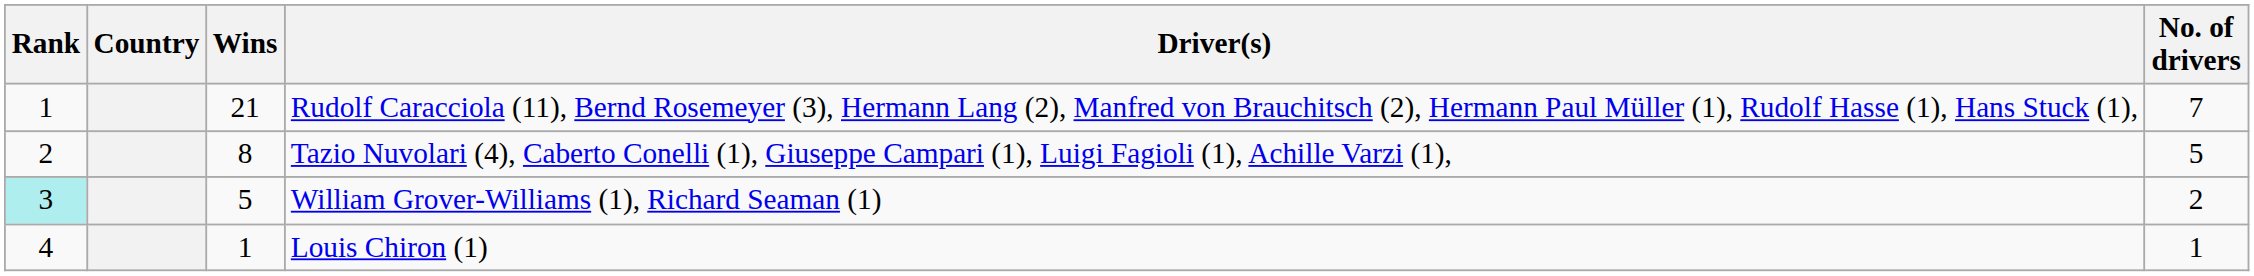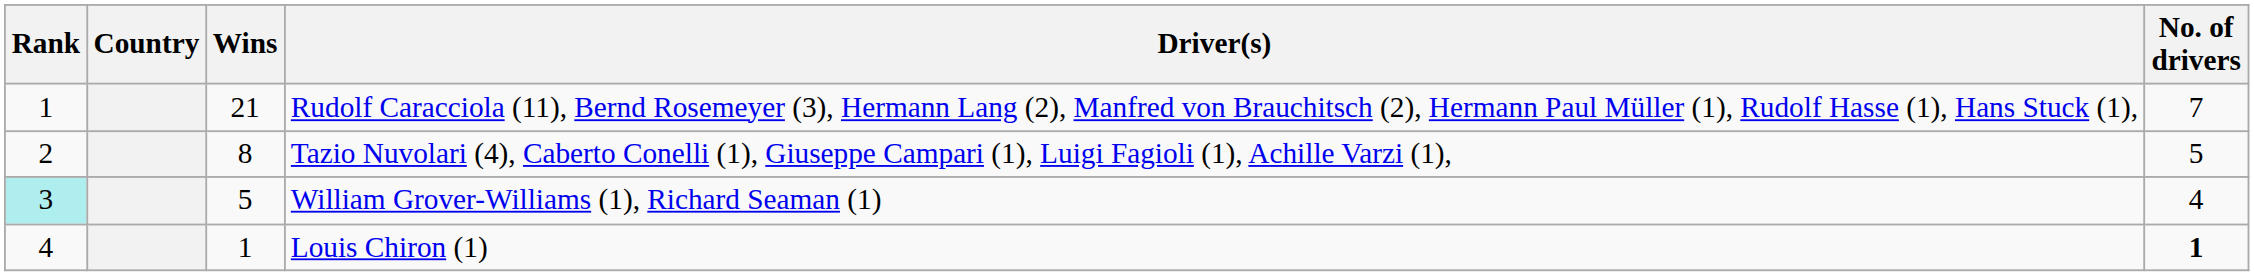(2196, 199) 2 -> (2196, 199) 4
(2196, 246) normal -> (2196, 246) bold
